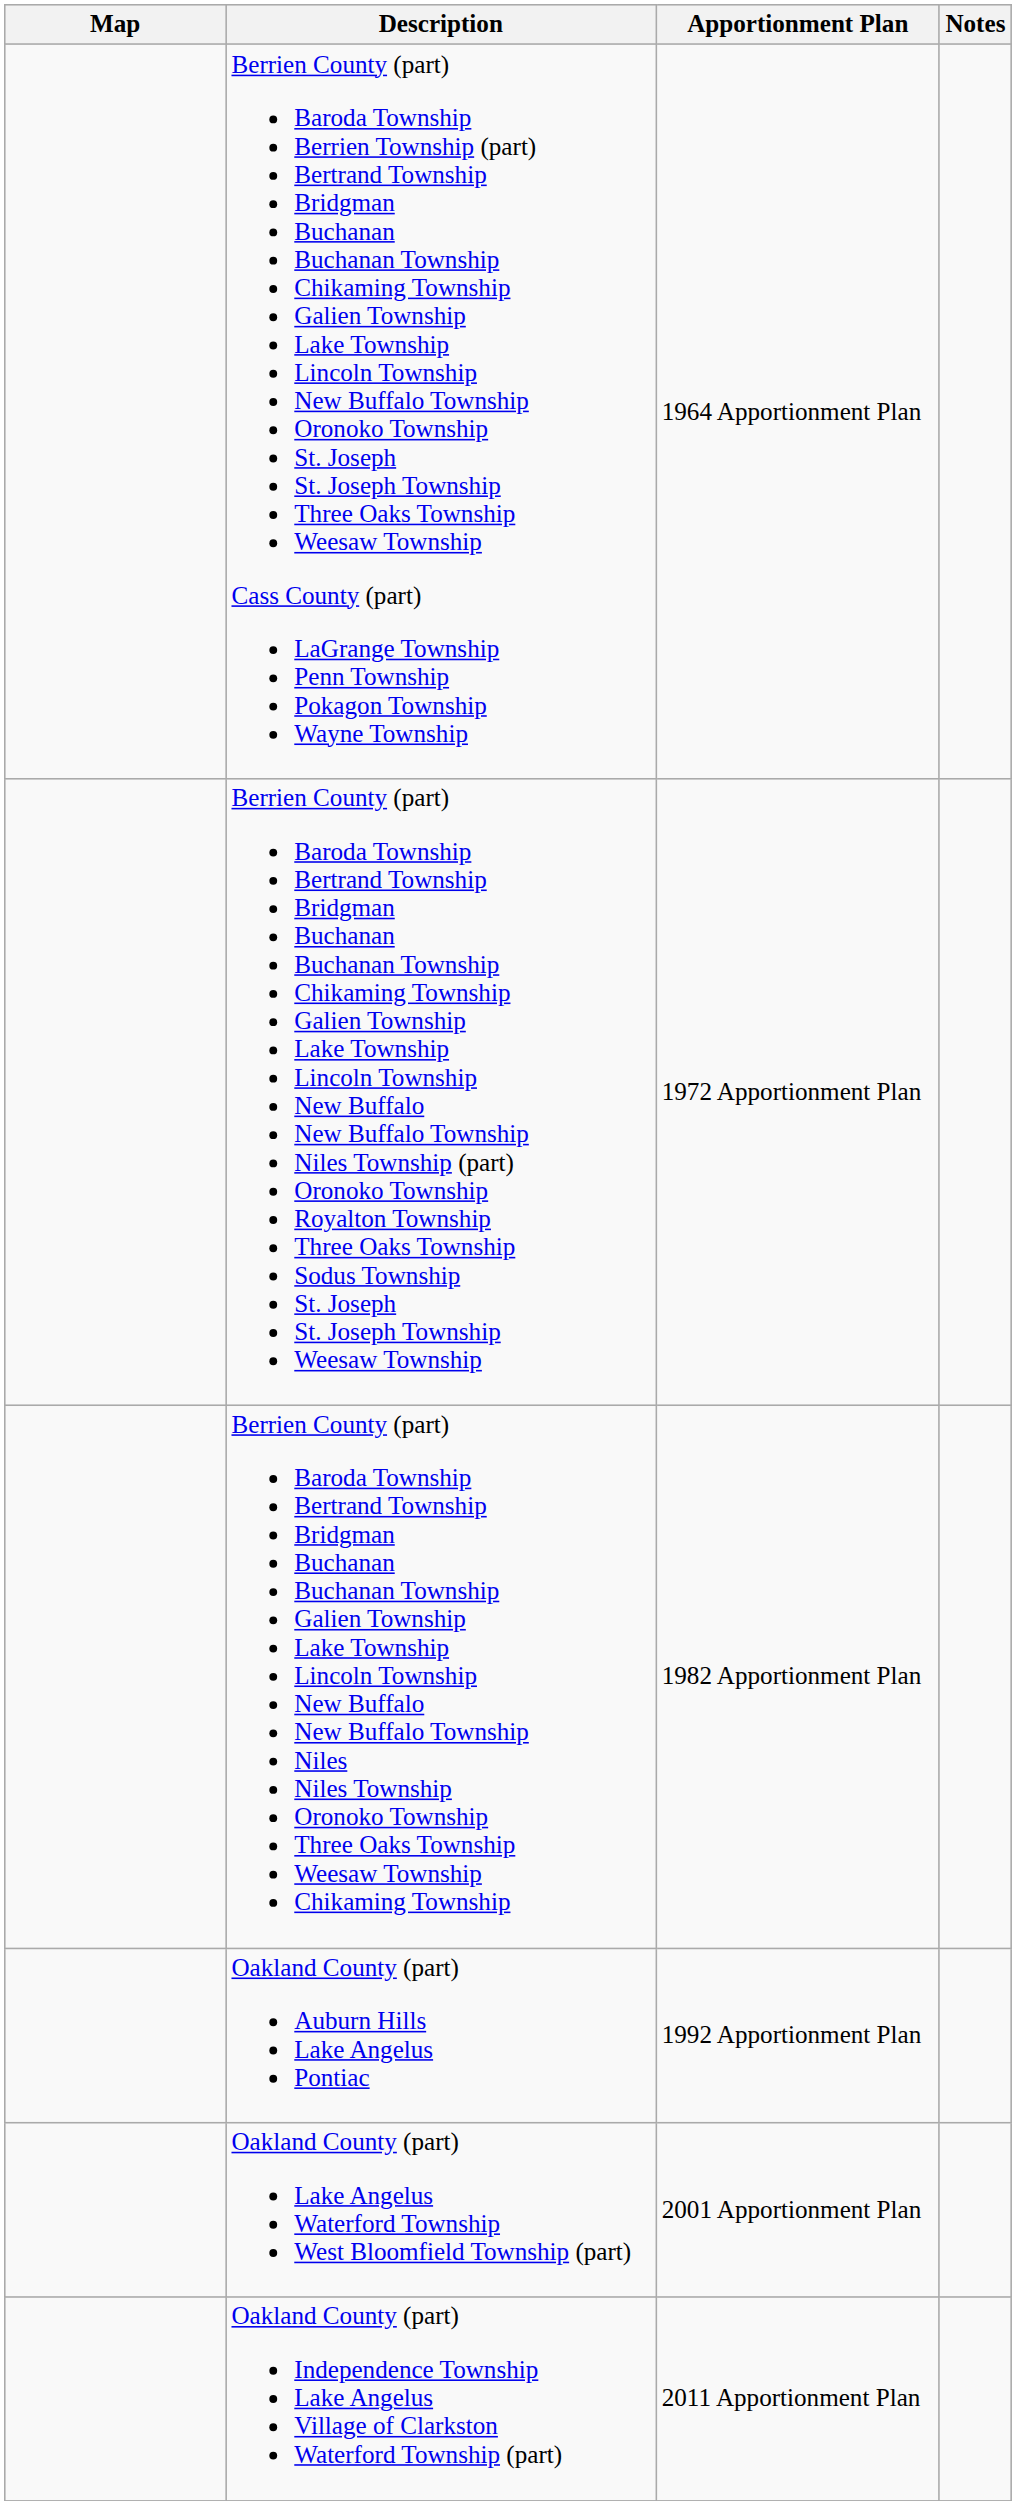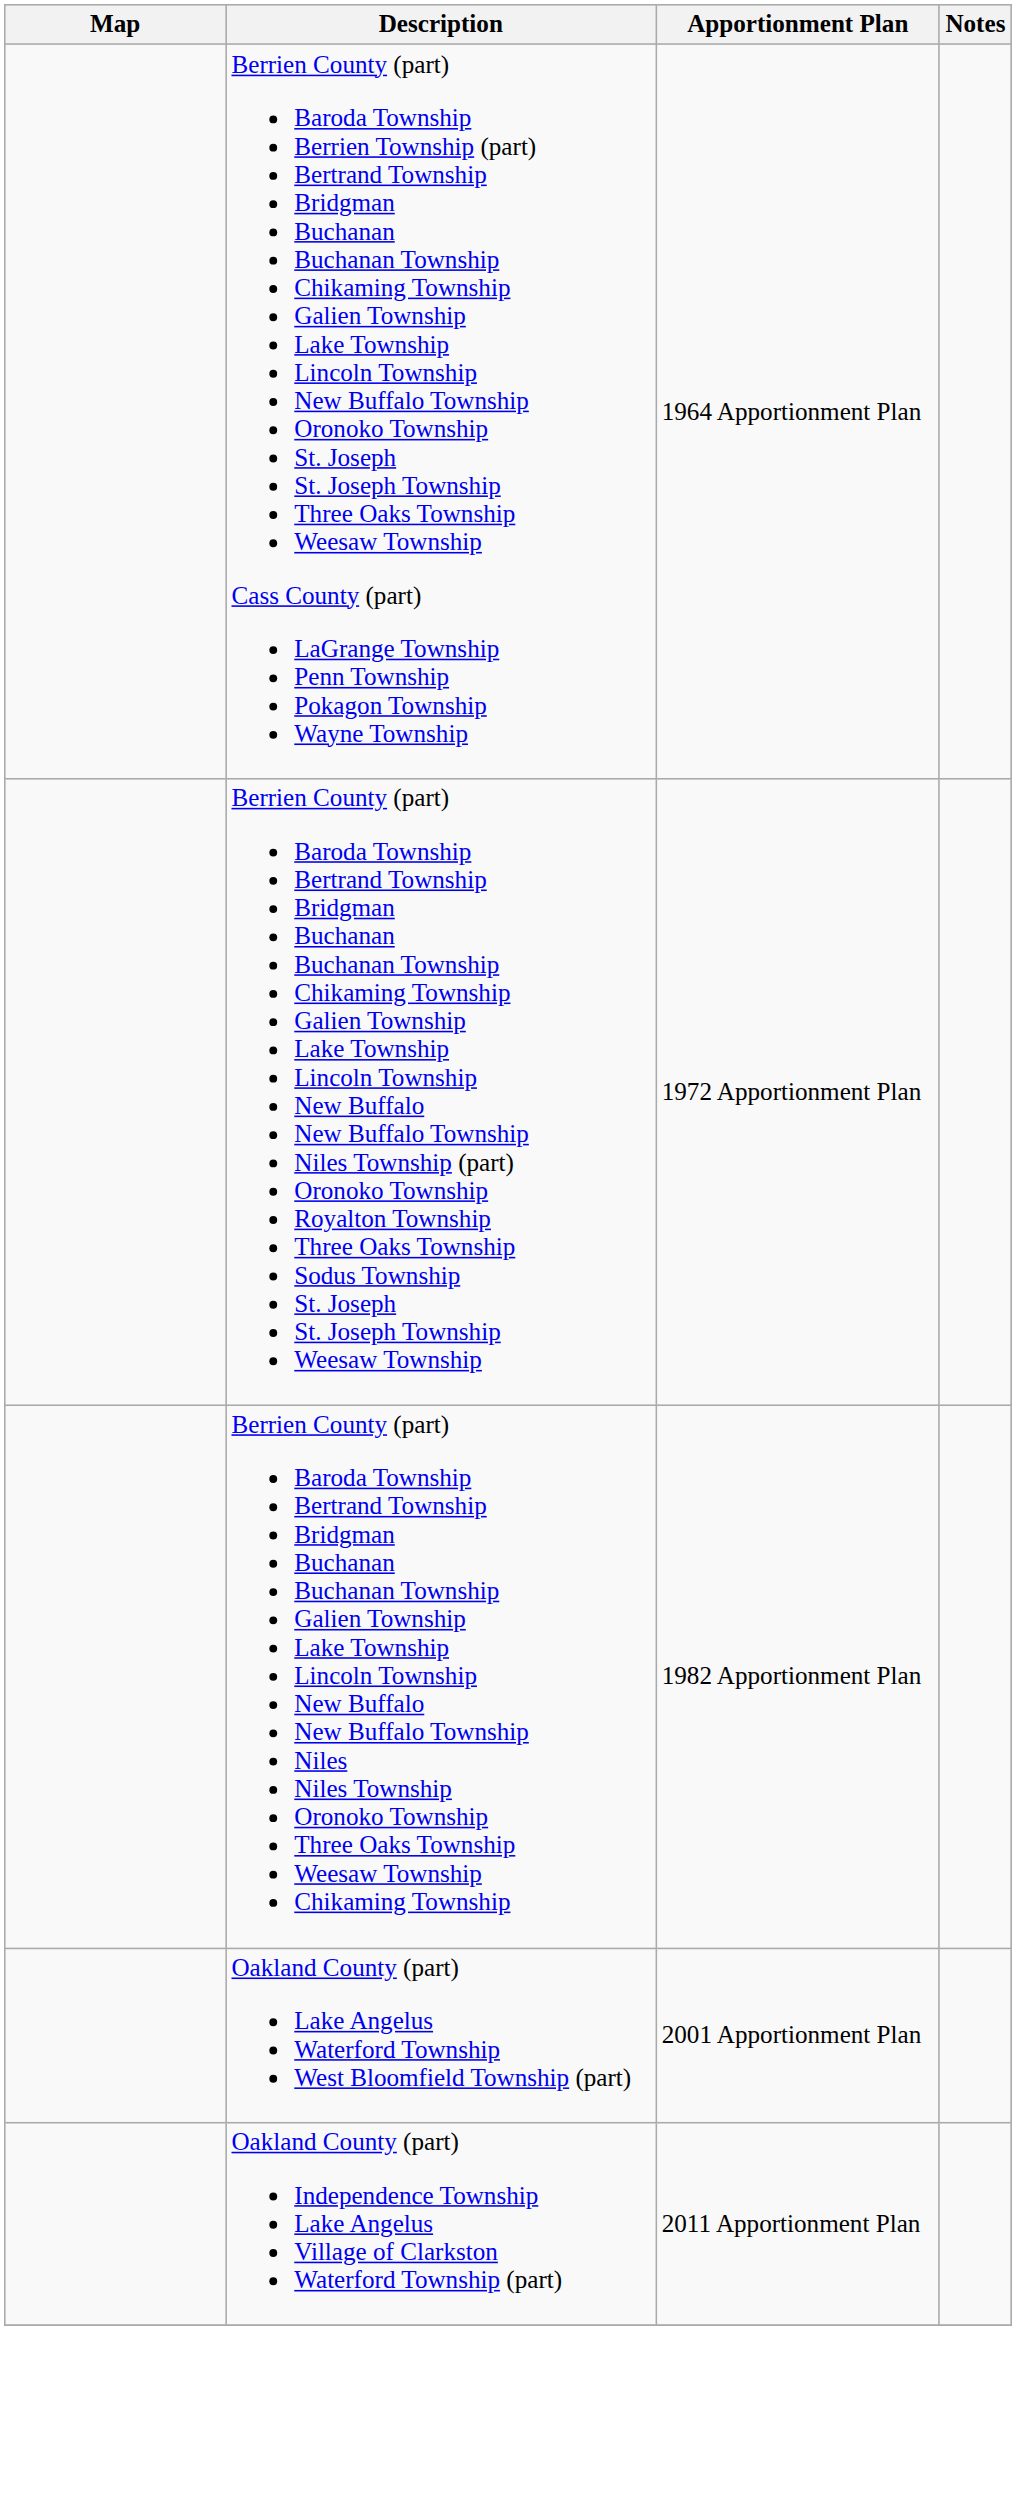- row: (441, 2023)
